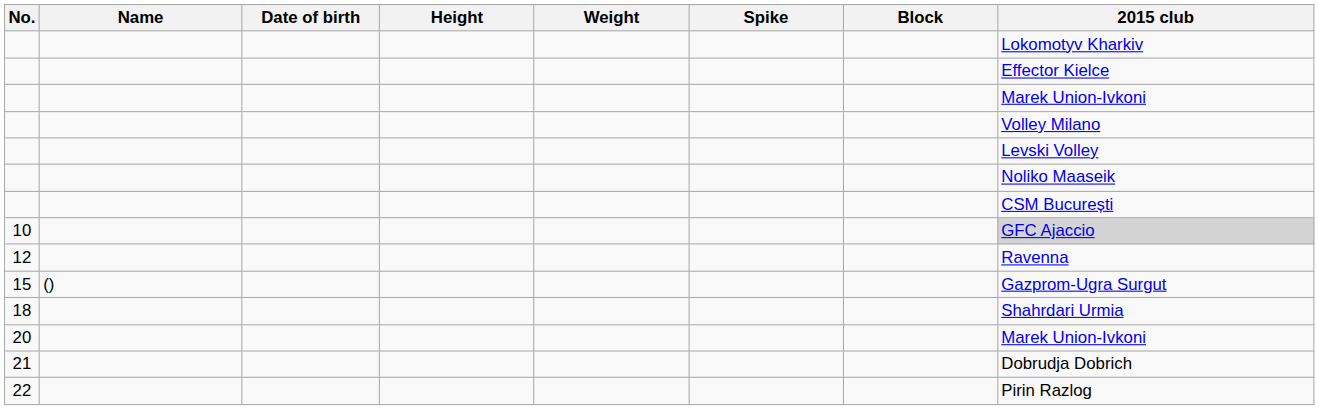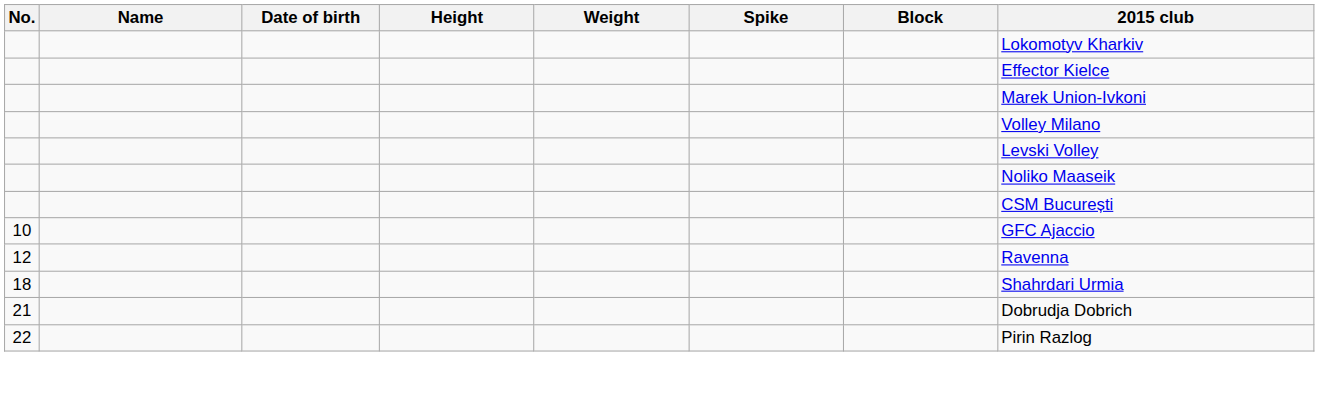(1048, 230) lightgrey background -> (1048, 230) no background
- row: (22, 284)
- row: (22, 337)
